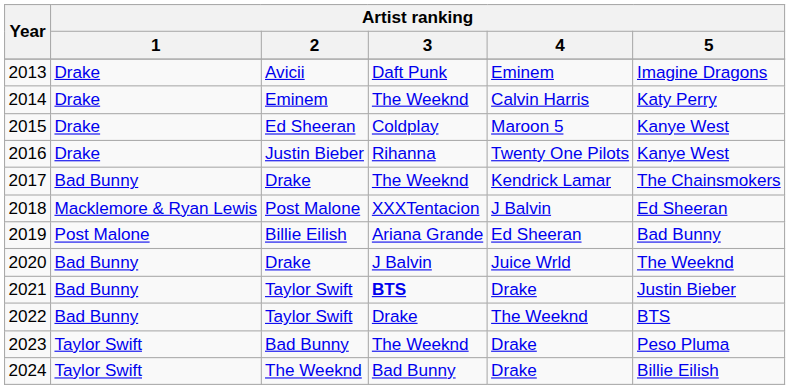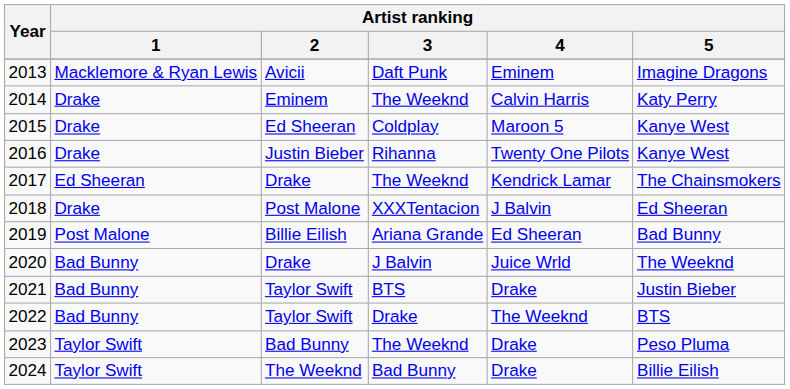(77, 72) Drake -> (156, 72) Macklemore & Ryan Lewis
(96, 180) Bad Bunny -> (100, 180) Ed Sheeran
(156, 208) Macklemore & Ryan Lewis -> (77, 208) Drake
(389, 289) bold -> (389, 289) normal
